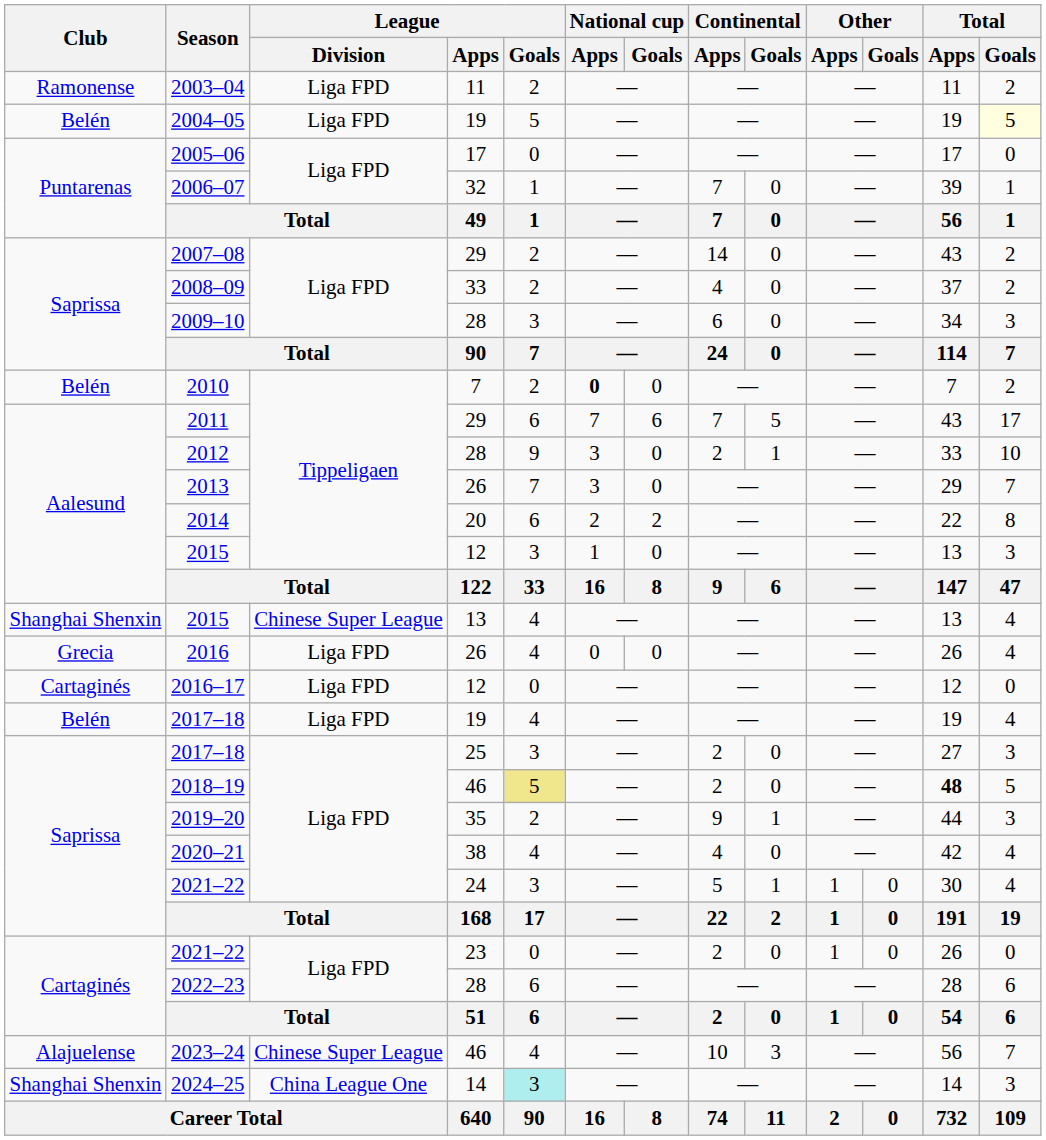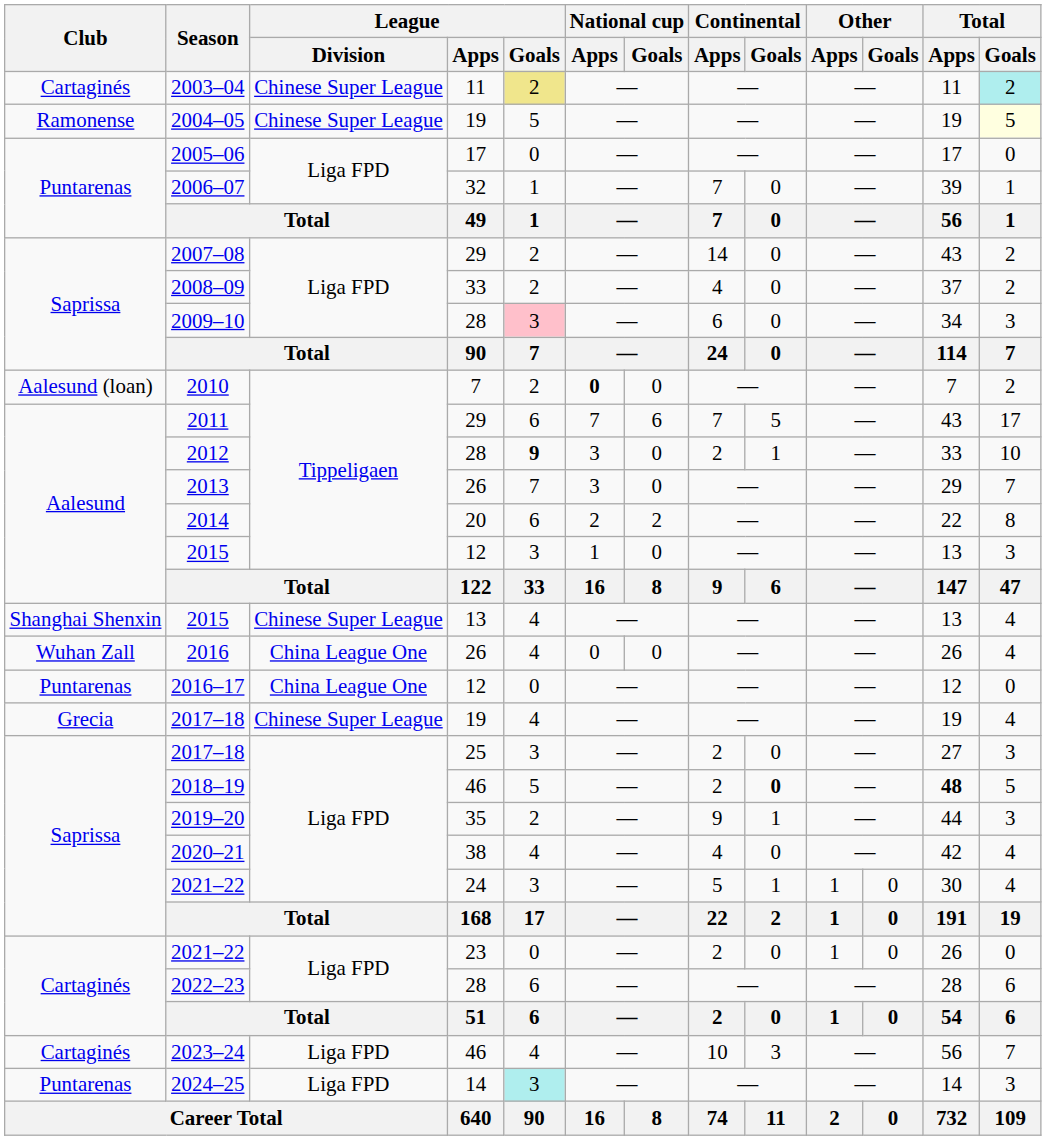(85, 87) Ramonense -> (85, 87) Cartaginés
(348, 87) Liga FPD -> (348, 87) Chinese Super League
(534, 87) no background -> (534, 87) khaki background
(1010, 87) no background -> (1010, 87) paleturquoise background
(85, 120) Belén -> (85, 120) Ramonense
(348, 120) Liga FPD -> (348, 120) Chinese Super League
(534, 320) no background -> (534, 320) pink background
(85, 386) Belén -> (85, 386) Aalesund (loan)
(534, 453) normal -> (534, 453) bold
(85, 652) Grecia -> (85, 652) Wuhan Zall
(348, 652) Liga FPD -> (348, 652) China League One
(85, 685) Cartaginés -> (85, 685) Puntarenas
(348, 685) Liga FPD -> (348, 685) China League One
(85, 719) Belén -> (85, 719) Grecia
(348, 719) Liga FPD -> (348, 719) Chinese Super League
(534, 785) khaki background -> (534, 785) no background
(776, 785) normal -> (776, 785) bold
(85, 1051) Alajuelense -> (85, 1051) Cartaginés
(348, 1051) Chinese Super League -> (348, 1051) Liga FPD
(85, 1084) Shanghai Shenxin -> (85, 1084) Puntarenas
(348, 1084) China League One -> (348, 1084) Liga FPD
